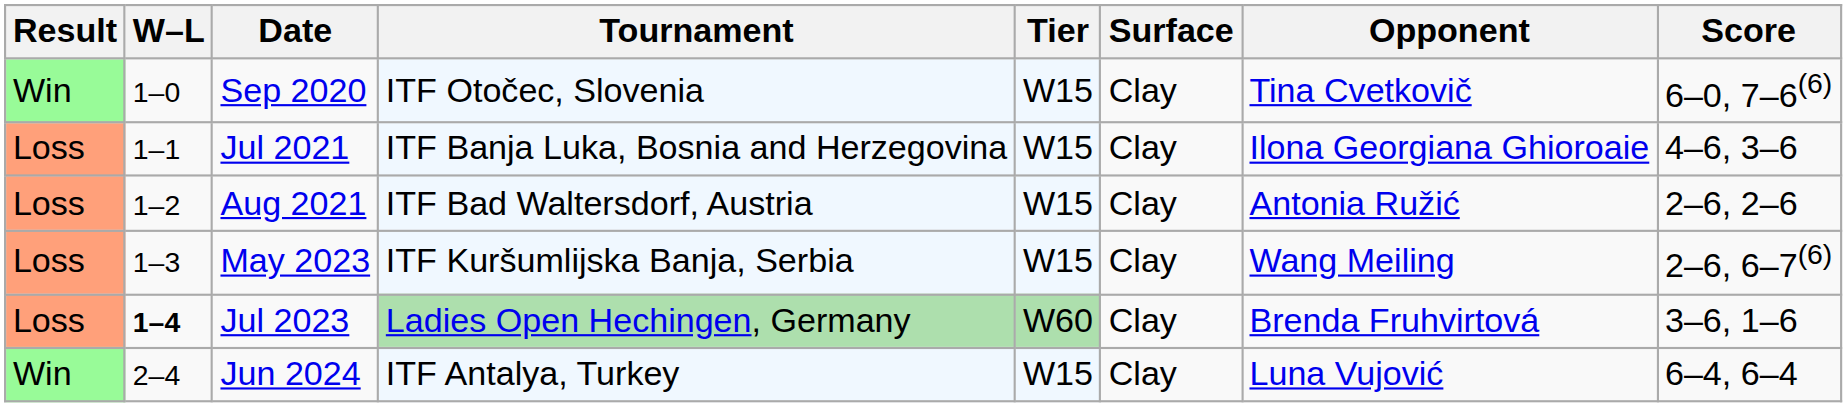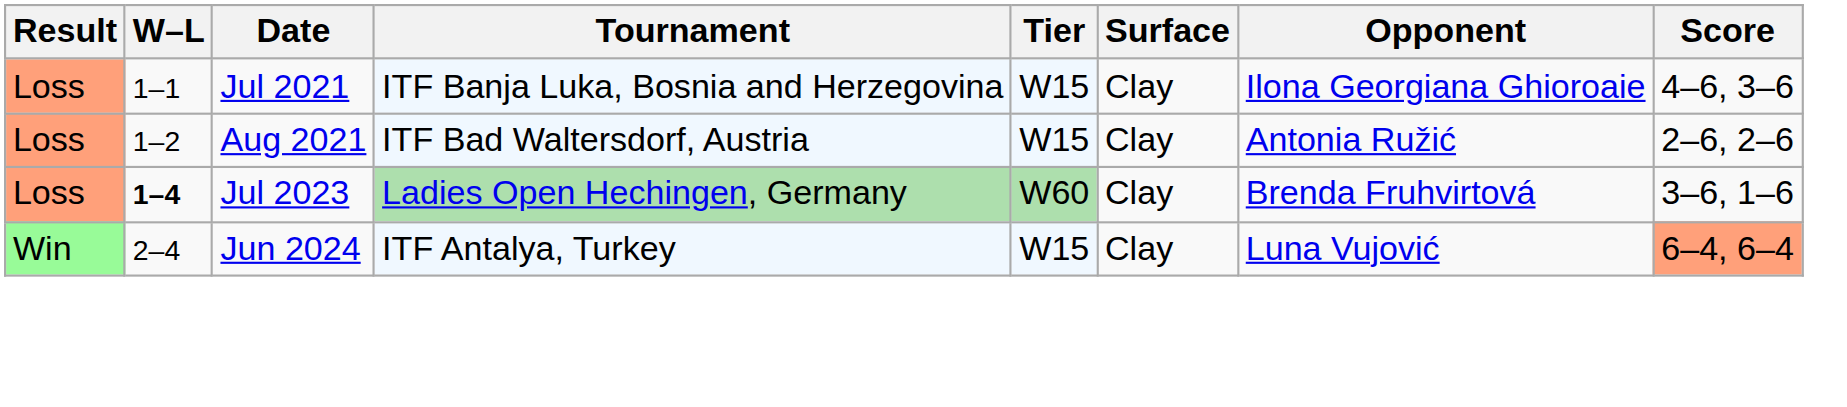- row: (293, 90)
- row: (295, 261)
(1731, 374) no background -> (1728, 247) lightsalmon background
